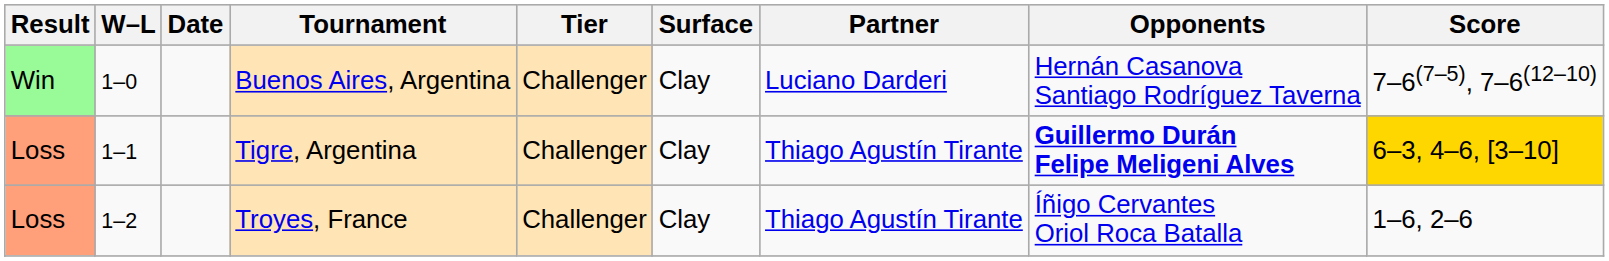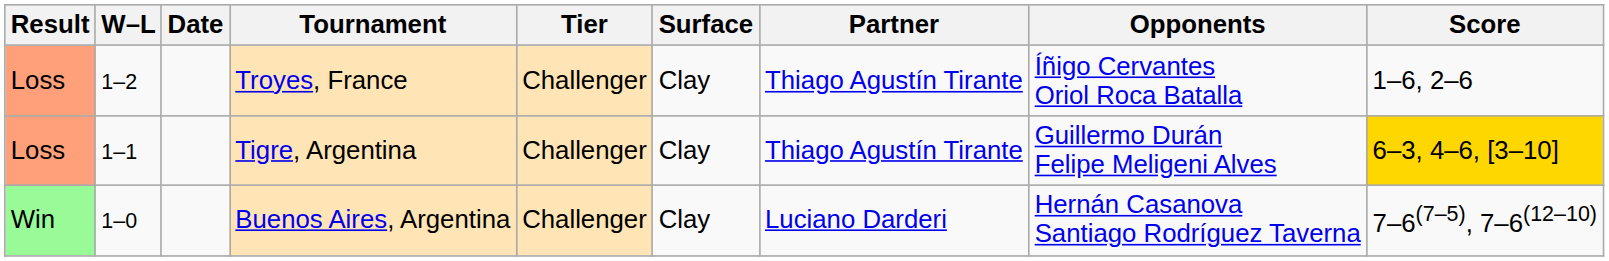rows swapped: (373, 80) <-> (321, 219)
(1164, 150) bold -> (1156, 150) normal
